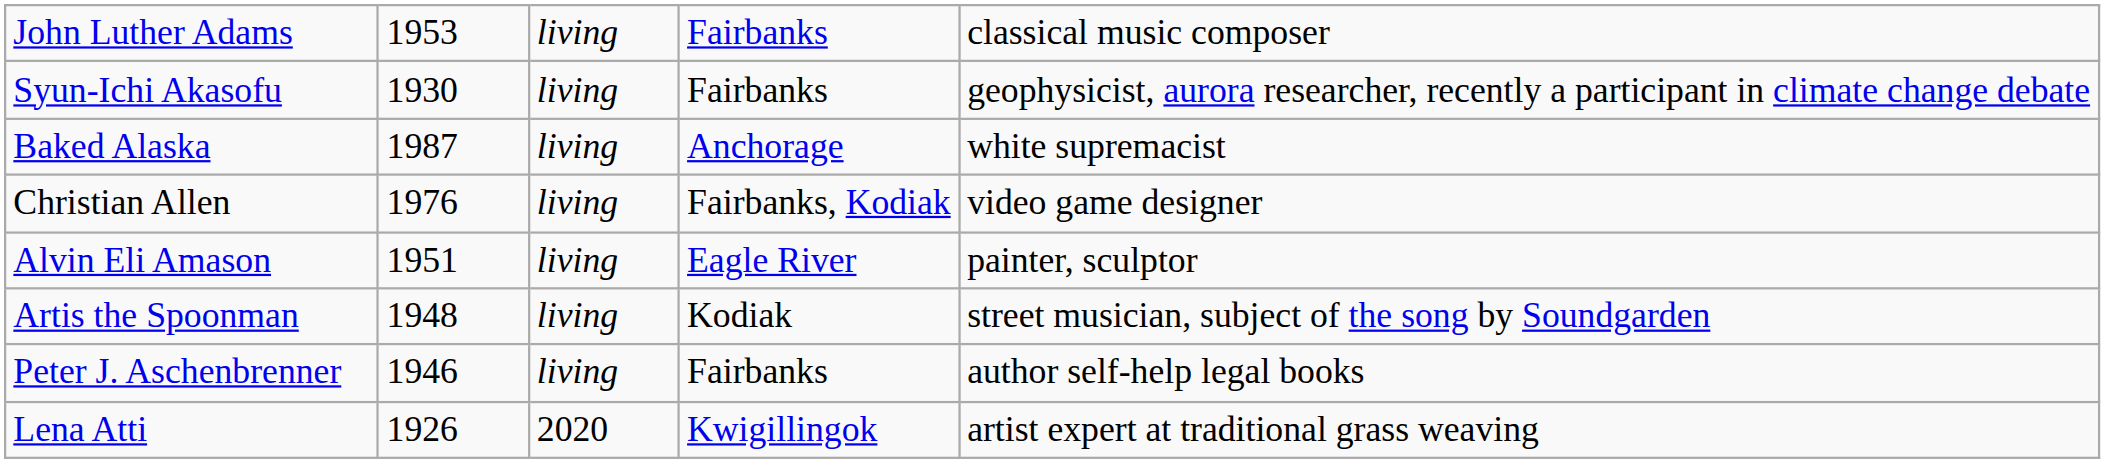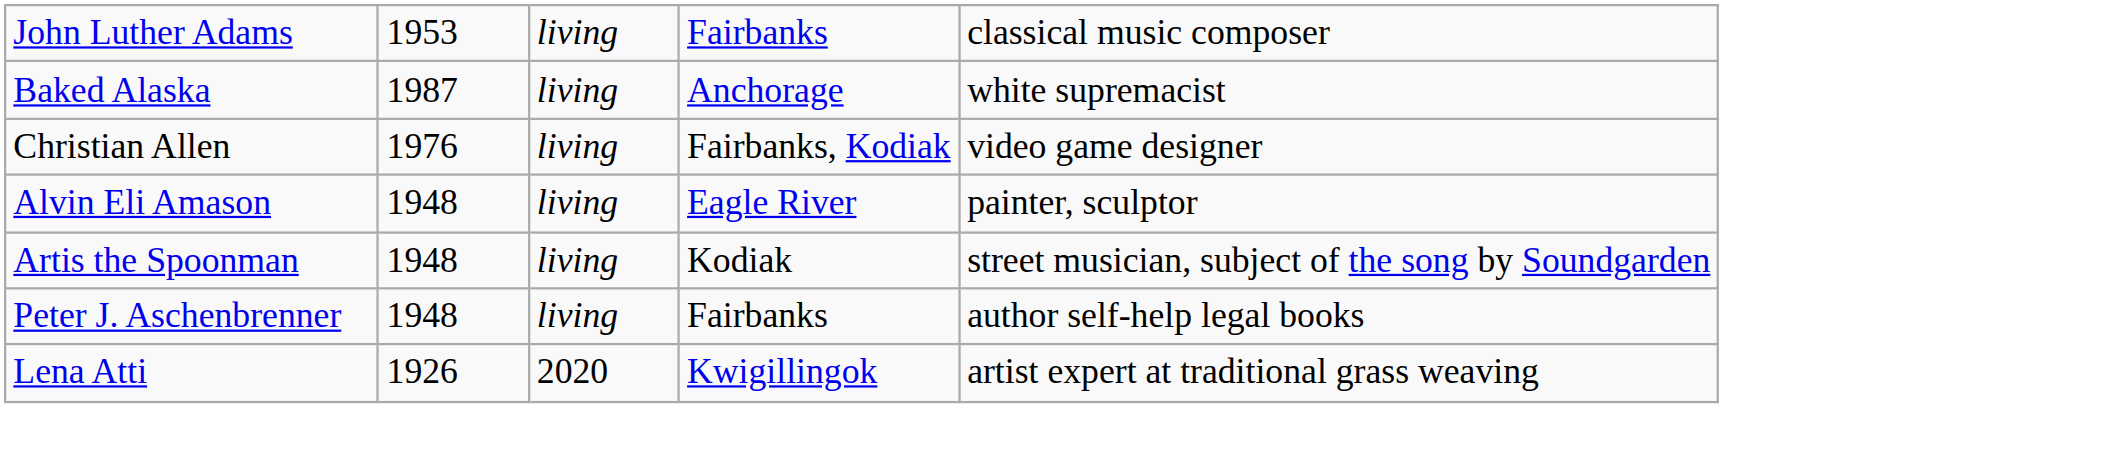- row: (148, 89)
(422, 259) 1951 -> (422, 202) 1948
(422, 372) 1946 -> (422, 315) 1948
